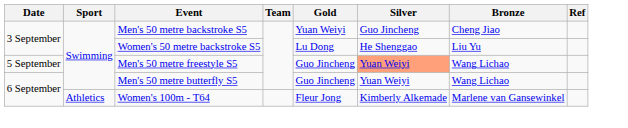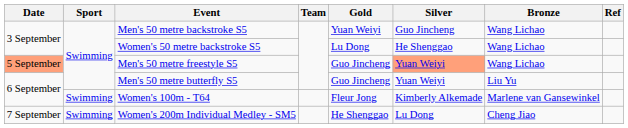(476, 30) Cheng Jiao -> (516, 30) Wang Lichao
(466, 47) Liu Yu -> (516, 47) Wang Lichao
(34, 64) no background -> (34, 64) lightsalmon background
(480, 81) Wang Lichao -> (502, 81) Liu Yu
(85, 98) Athletics -> (89, 98) Swimming
+ row: (207, 115)
